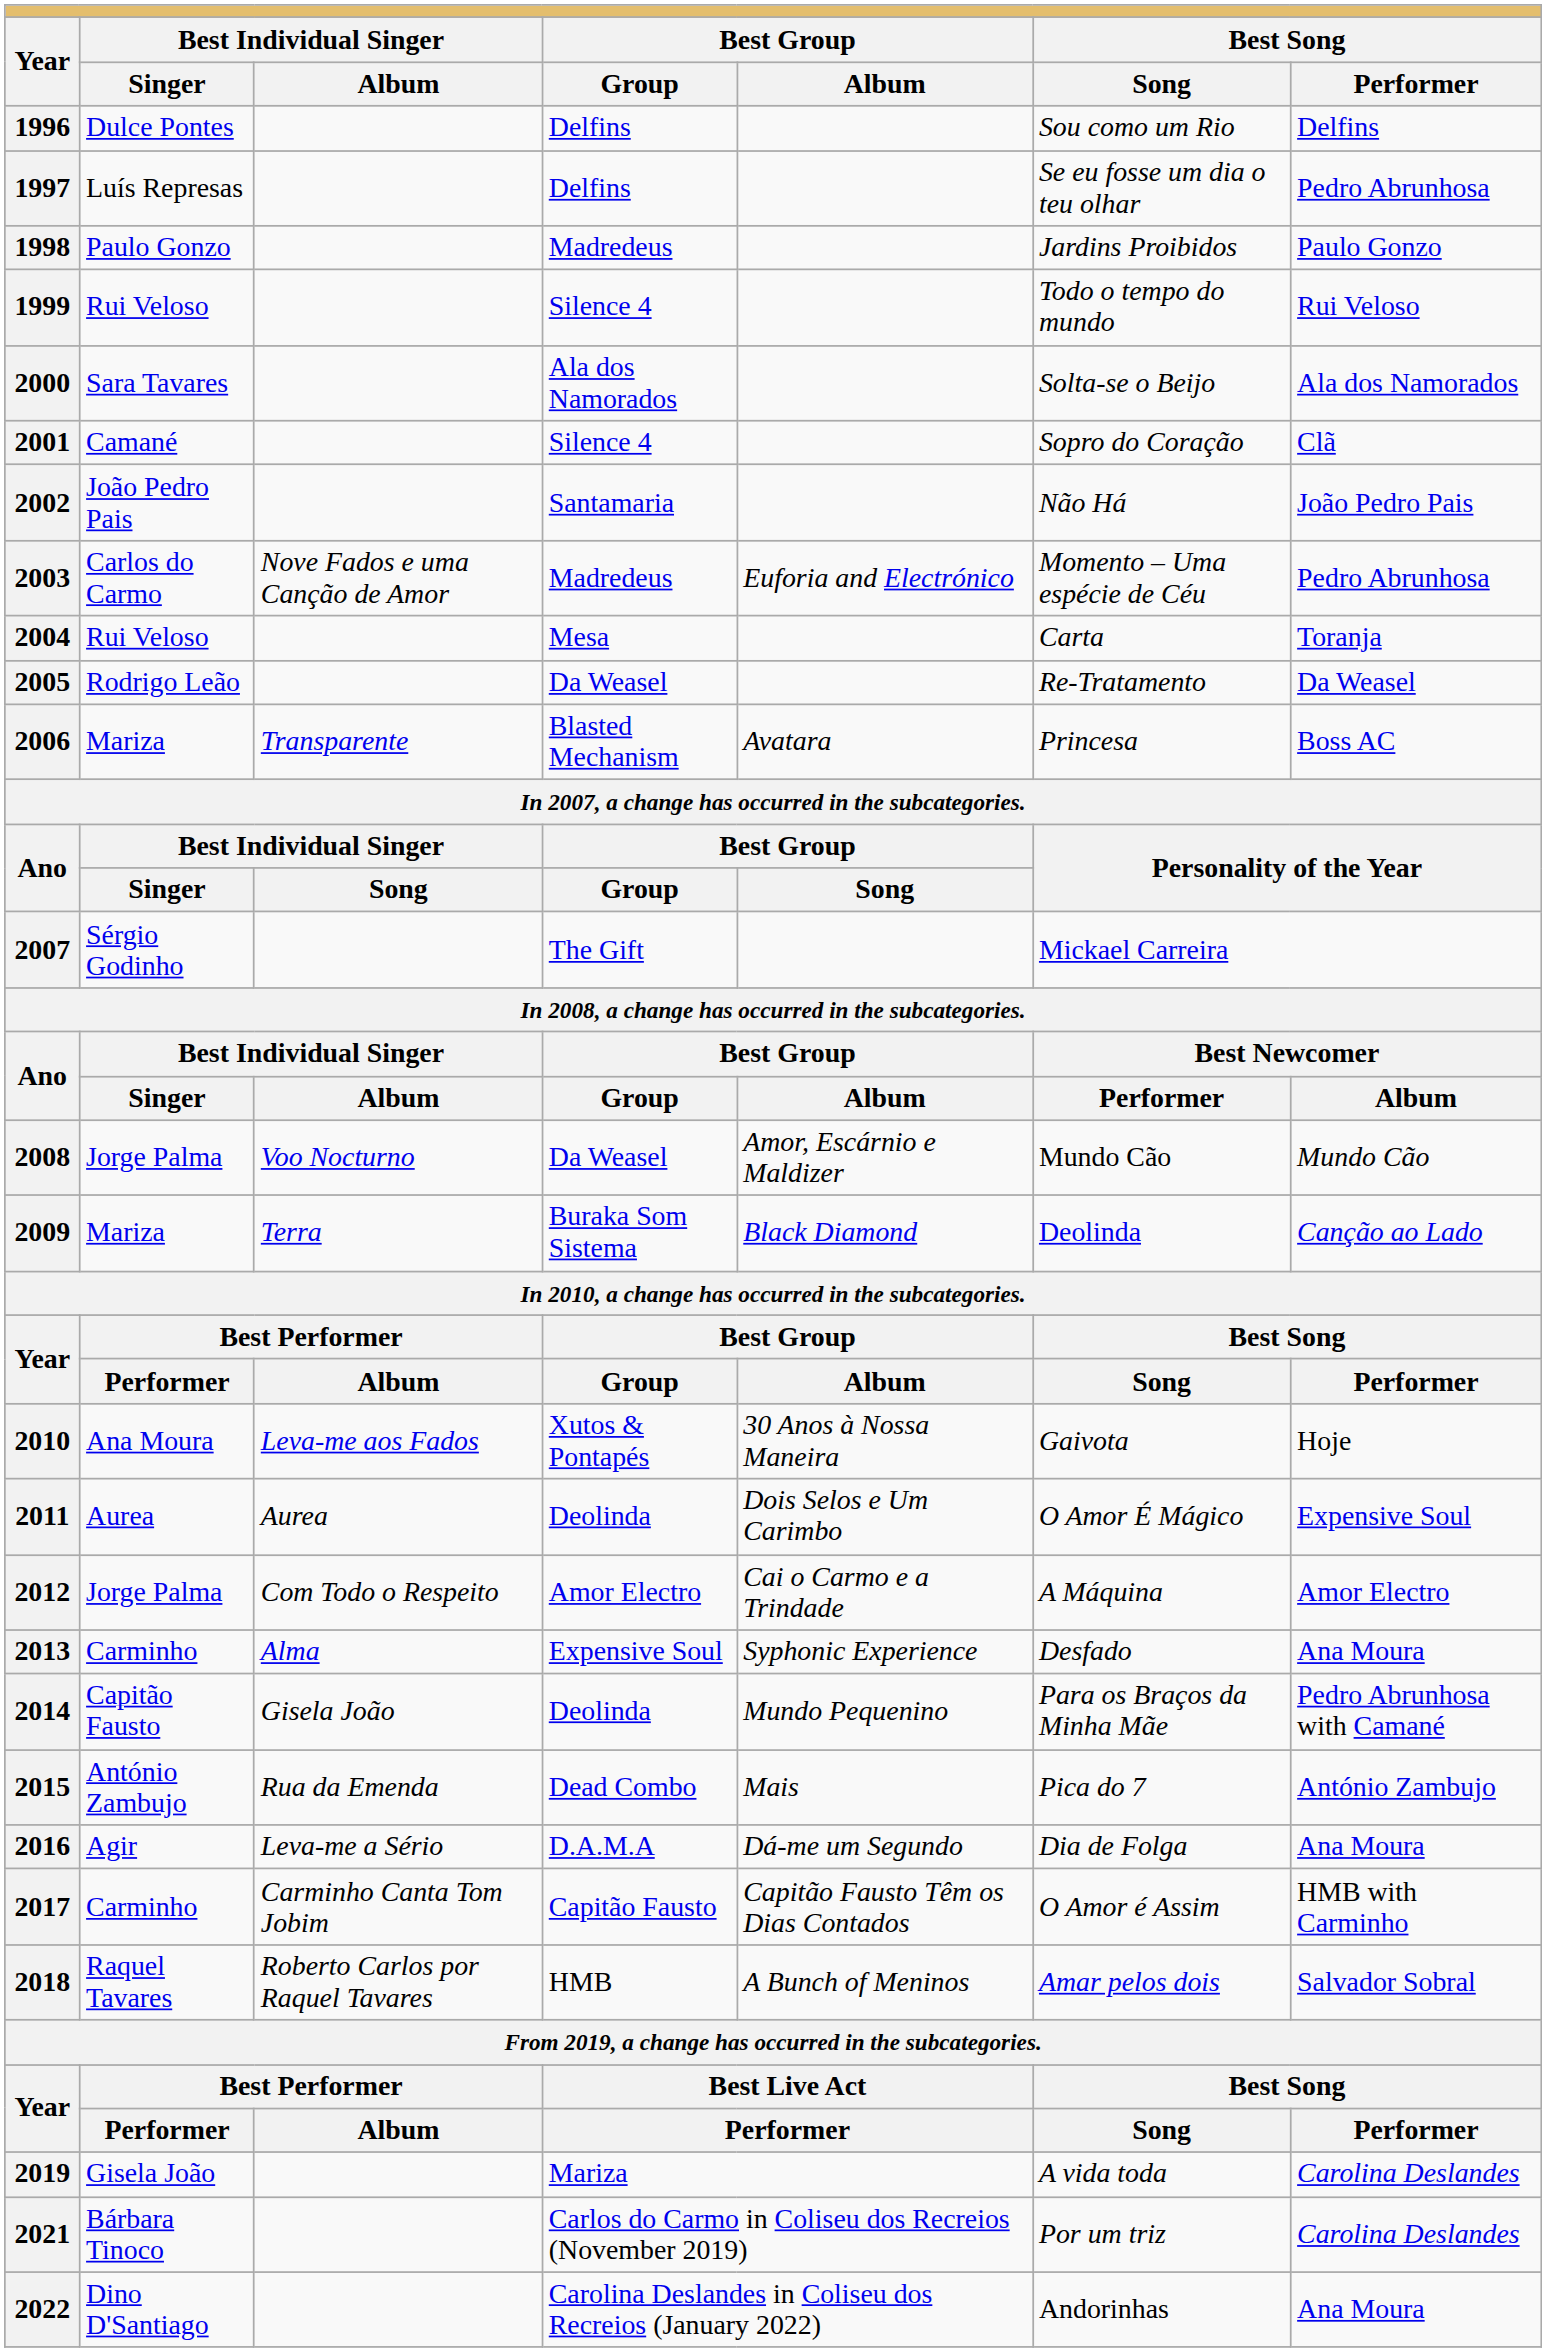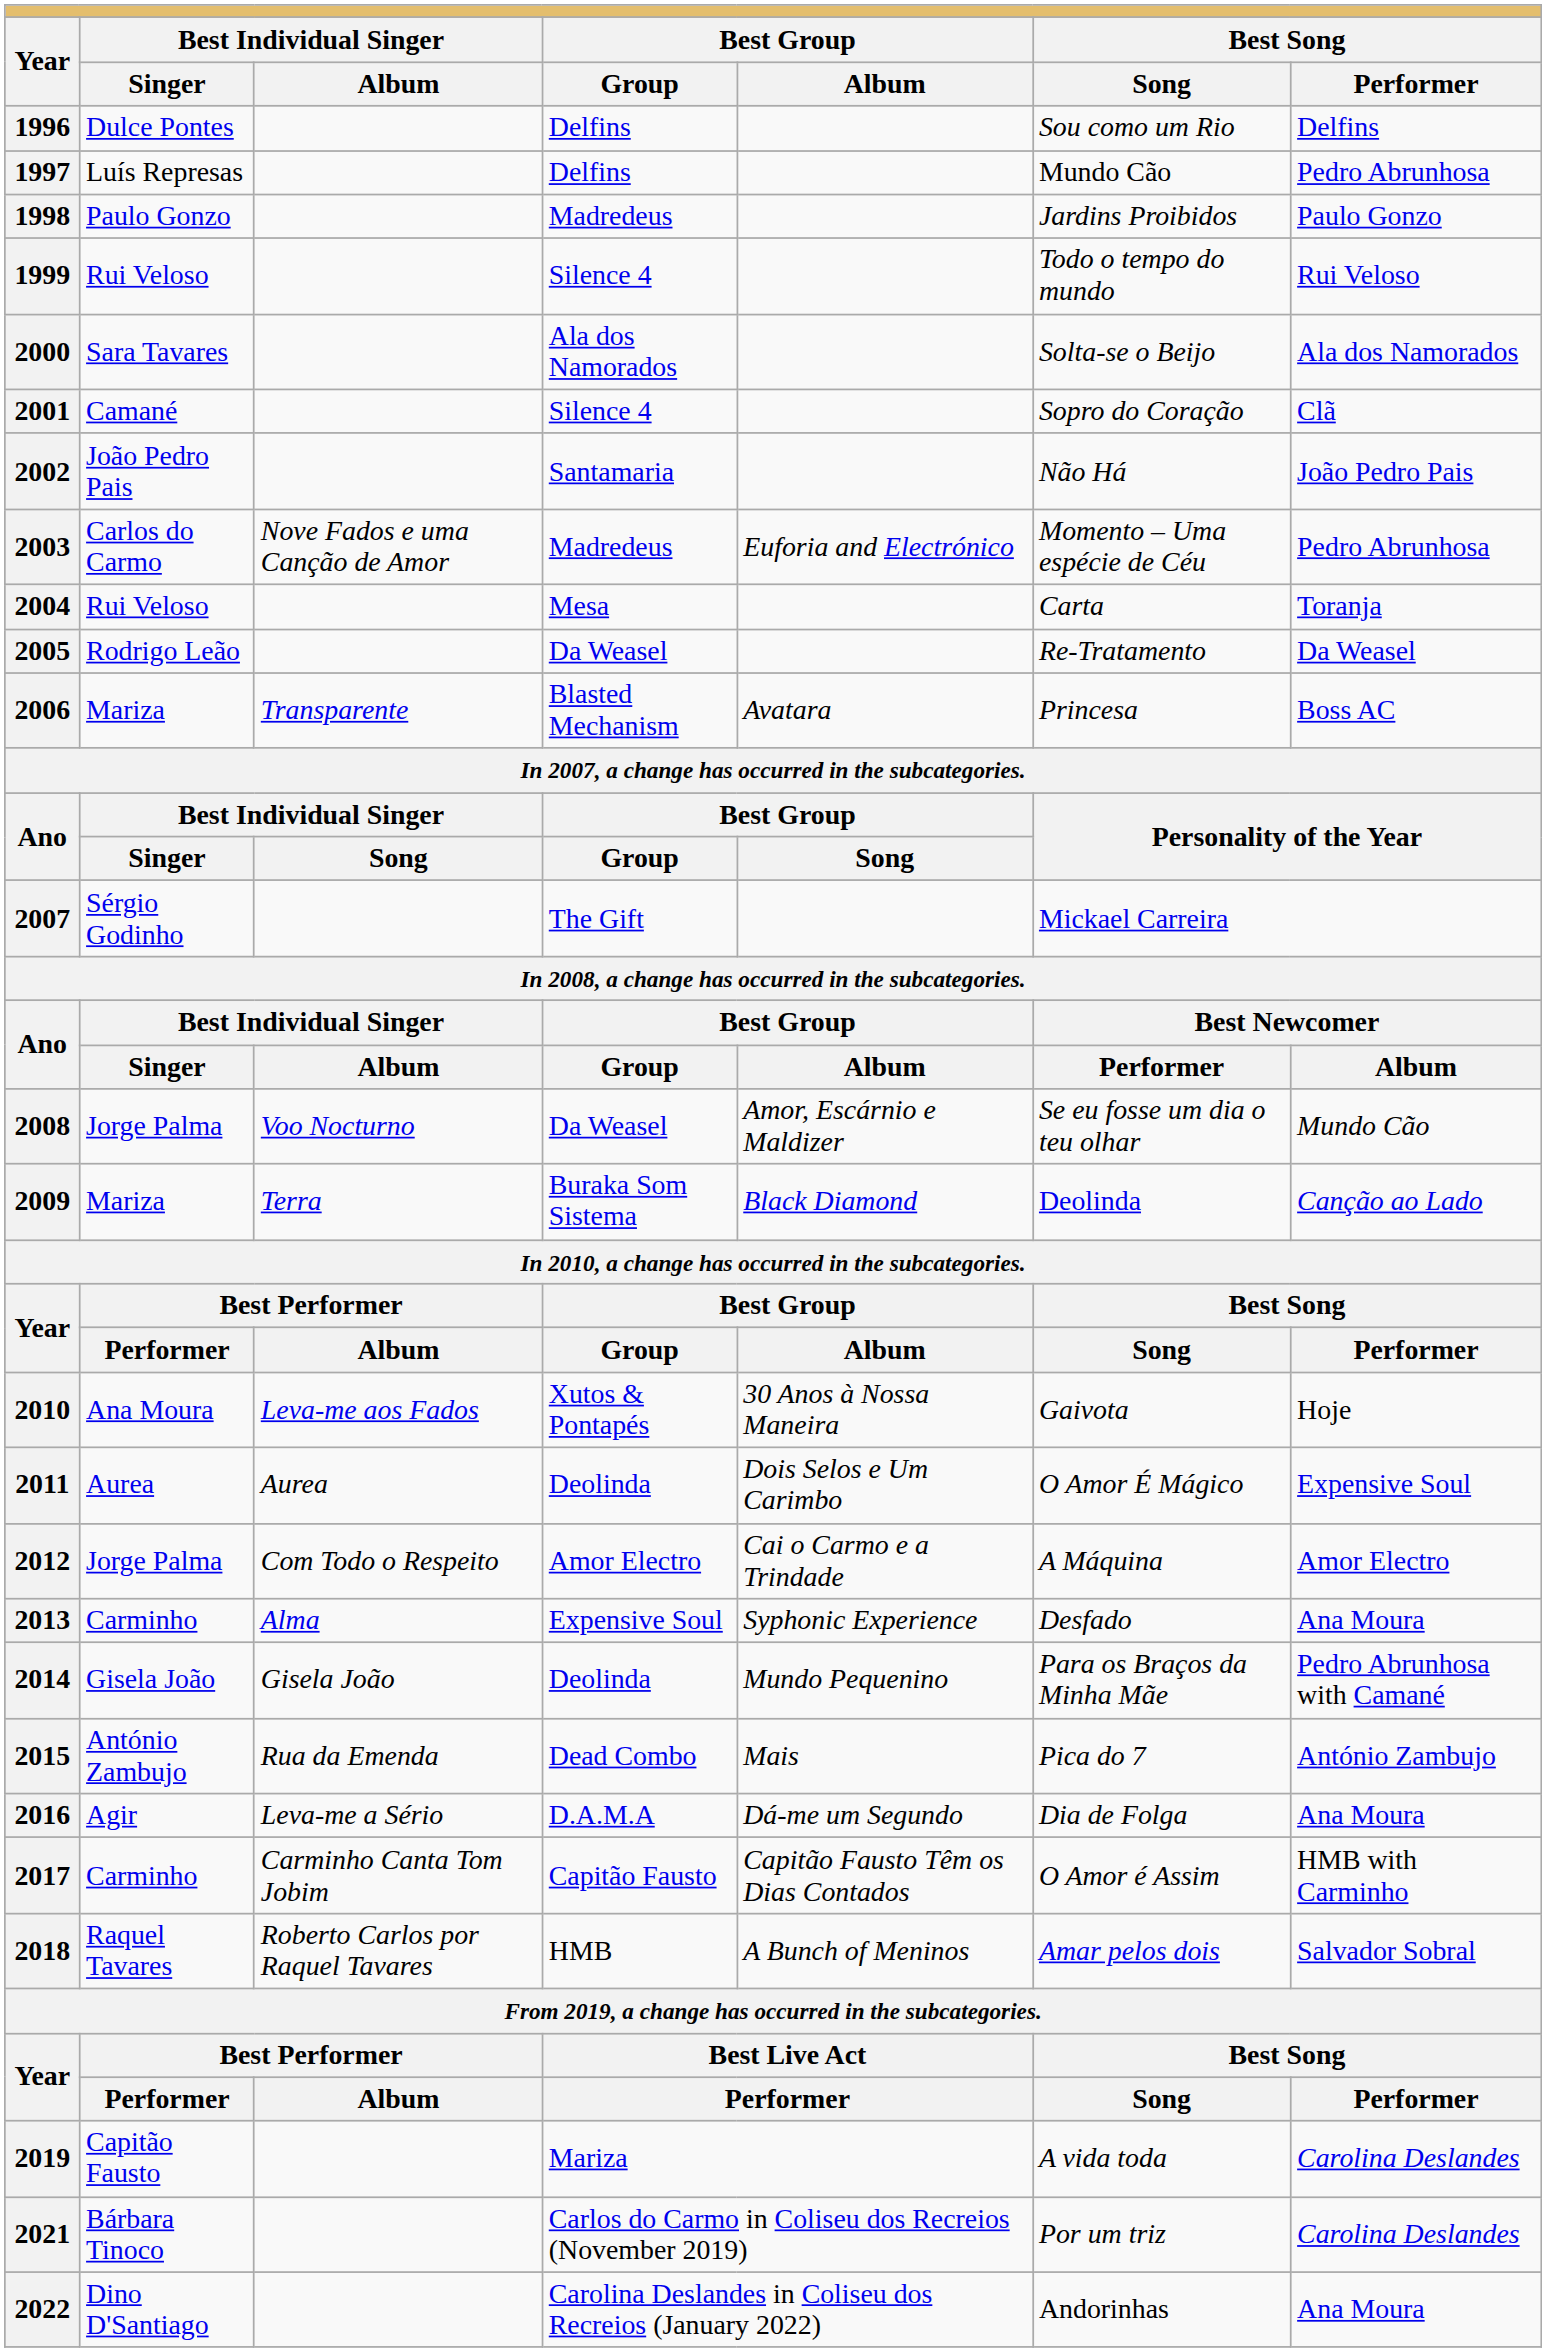(1152, 187) Se eu fosse um dia o teu olhar -> (1105, 171) Mundo Cão
(1105, 1157) Mundo Cão -> (1152, 1126) Se eu fosse um dia o teu olhar
(129, 1711) Capitão Fausto -> (151, 1680) Gisela João
(151, 2174) Gisela João -> (129, 2158) Capitão Fausto
